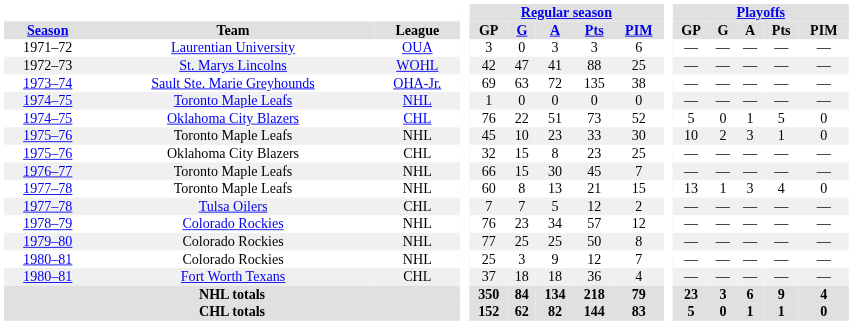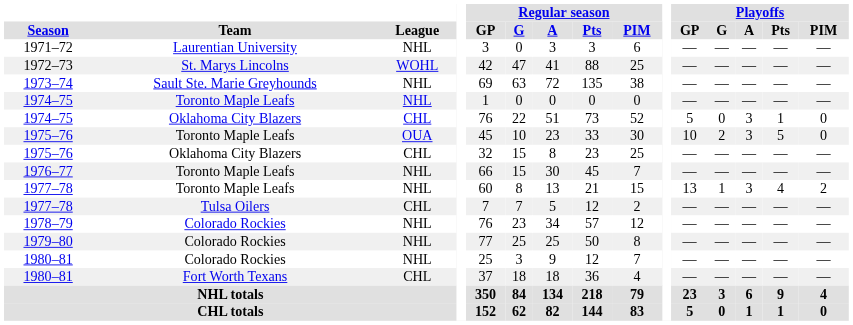(417, 48) OUA -> (417, 48) NHL
(417, 83) OHA-Jr. -> (417, 83) NHL
(750, 118) 1 -> (749, 118) 3
(781, 118) 5 -> (781, 118) 1
(417, 136) NHL -> (417, 136) OUA
(781, 136) 1 -> (781, 136) 5
(824, 188) 0 -> (824, 188) 2
